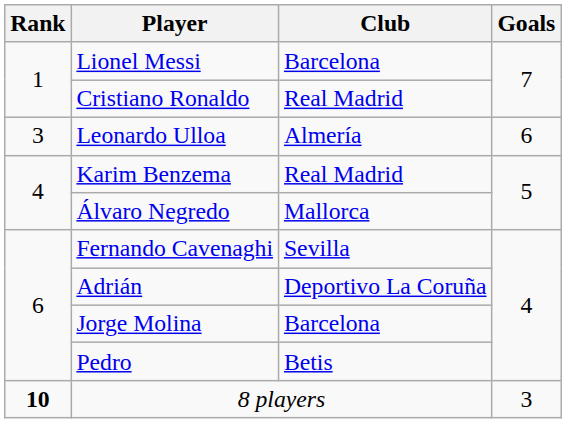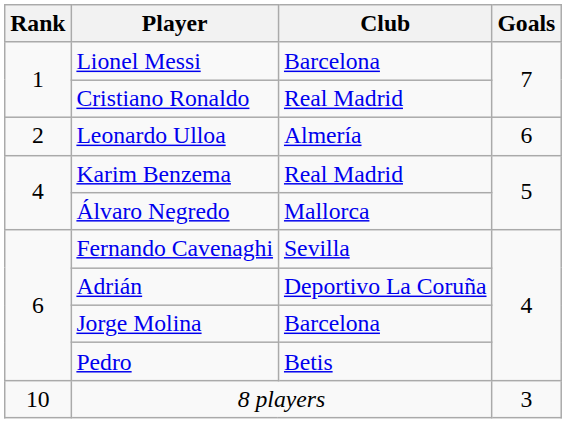(38, 135) 3 -> (38, 135) 2
(38, 398) bold -> (38, 398) normal
